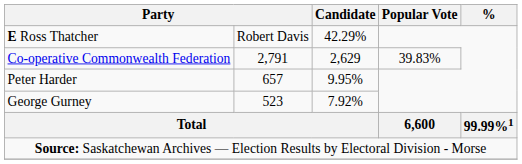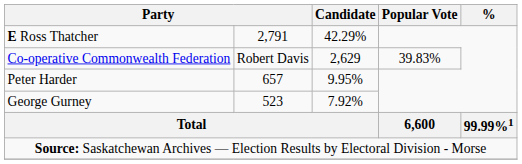(273, 36) Robert Davis -> (273, 36) 2,791
(273, 58) 2,791 -> (273, 58) Robert Davis
